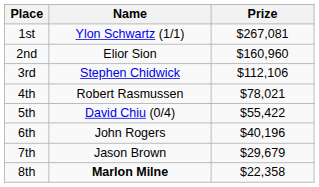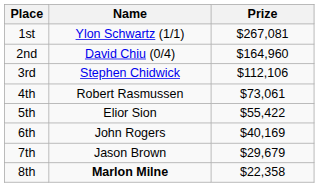(130, 53) Elior Sion -> (130, 53) David Chiu (0/4)
(263, 53) $160,960 -> (263, 53) $164,960
(263, 93) $78,021 -> (263, 93) $73,061
(130, 113) David Chiu (0/4) -> (130, 113) Elior Sion
(263, 133) $40,196 -> (263, 133) $40,169
